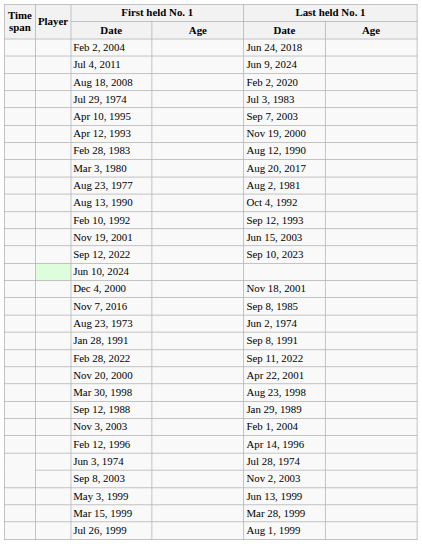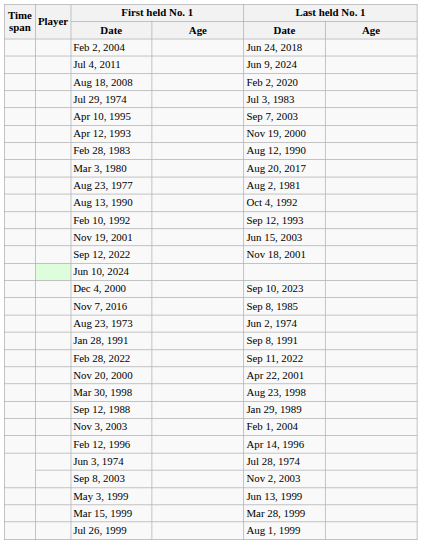(275, 254) Sep 10, 2023 -> (276, 254) Nov 18, 2001
(276, 289) Nov 18, 2001 -> (275, 289) Sep 10, 2023
